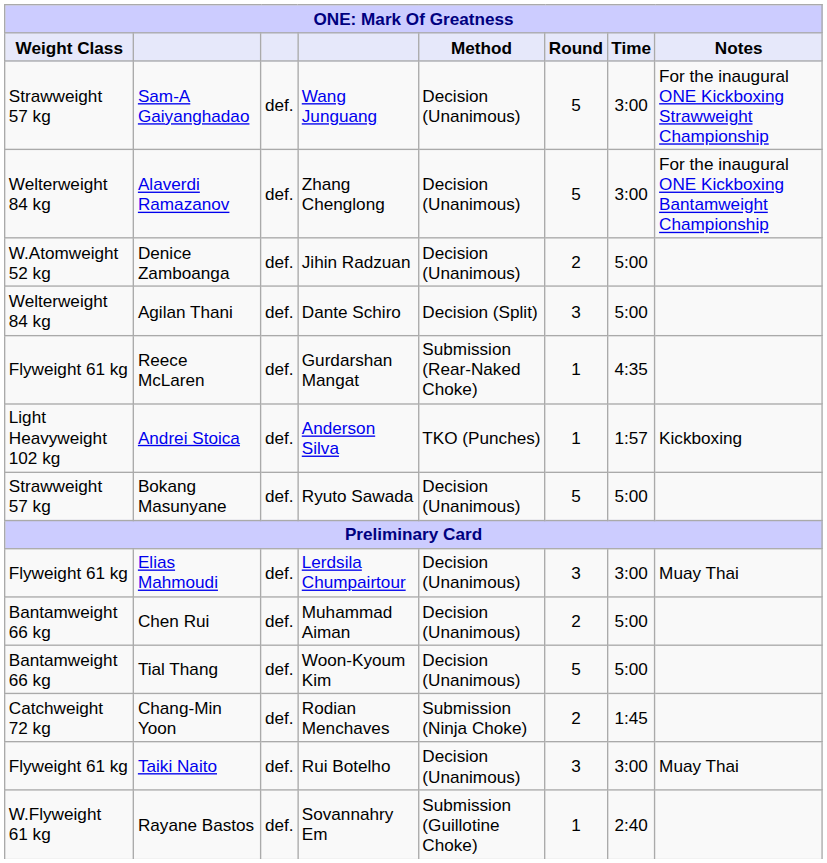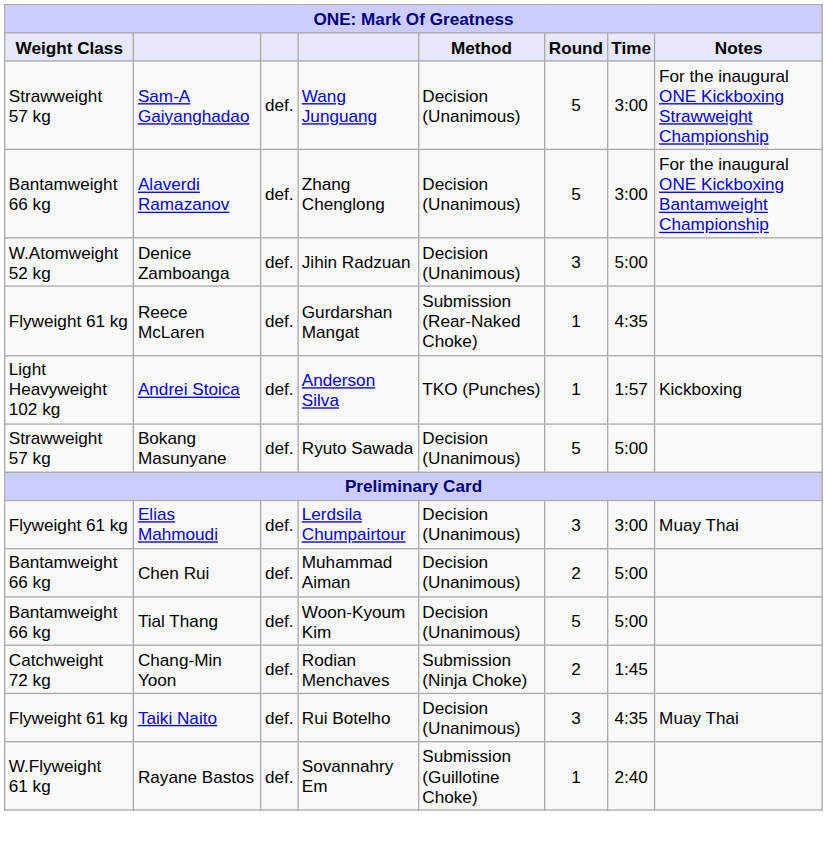(58, 194) Welterweight 84 kg -> (63, 194) Bantamweight 66 kg
(576, 262) 2 -> (576, 262) 3
- row: (185, 311)
(631, 766) 3:00 -> (631, 718) 4:35
